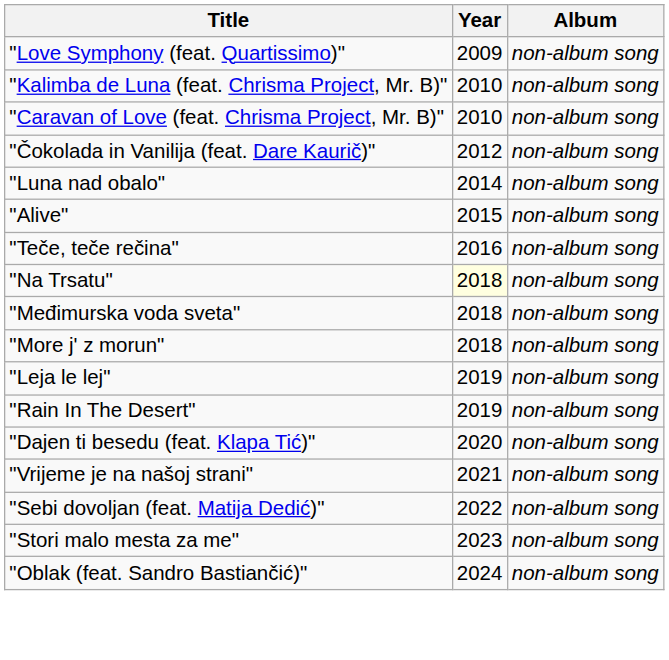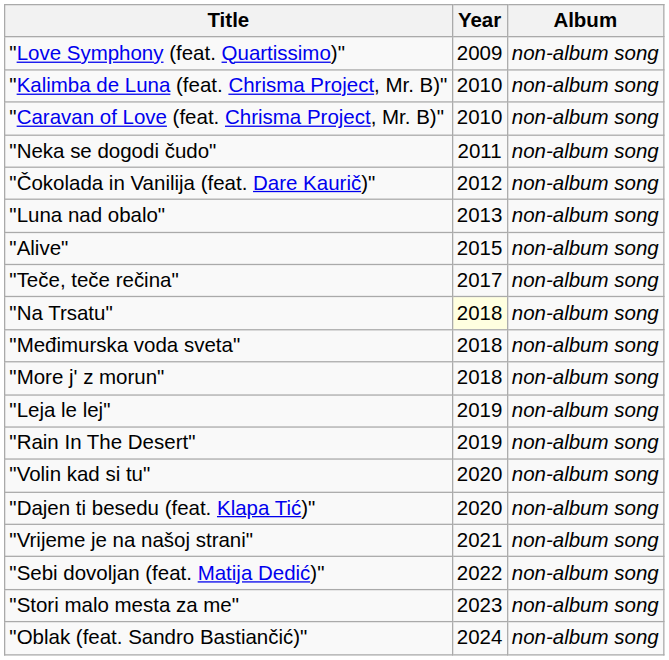+ row: (113, 150)
(480, 183) 2014 -> (480, 215) 2013
(480, 248) 2016 -> (480, 280) 2017
+ row: (80, 475)
